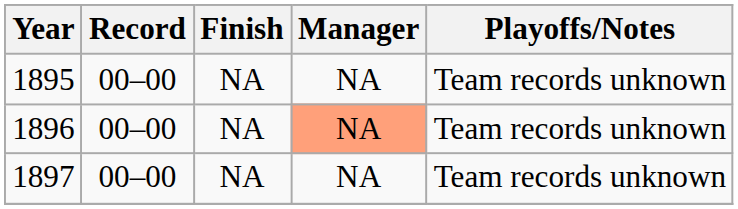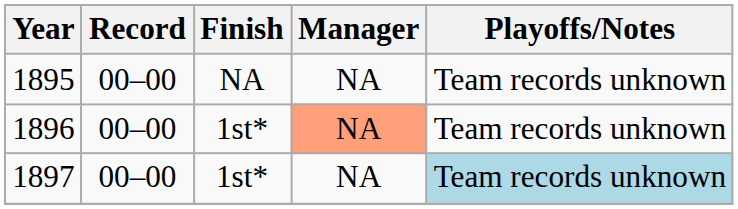(242, 128) NA -> (242, 128) 1st*
(242, 177) NA -> (242, 177) 1st*
(580, 177) no background -> (580, 177) lightblue background
